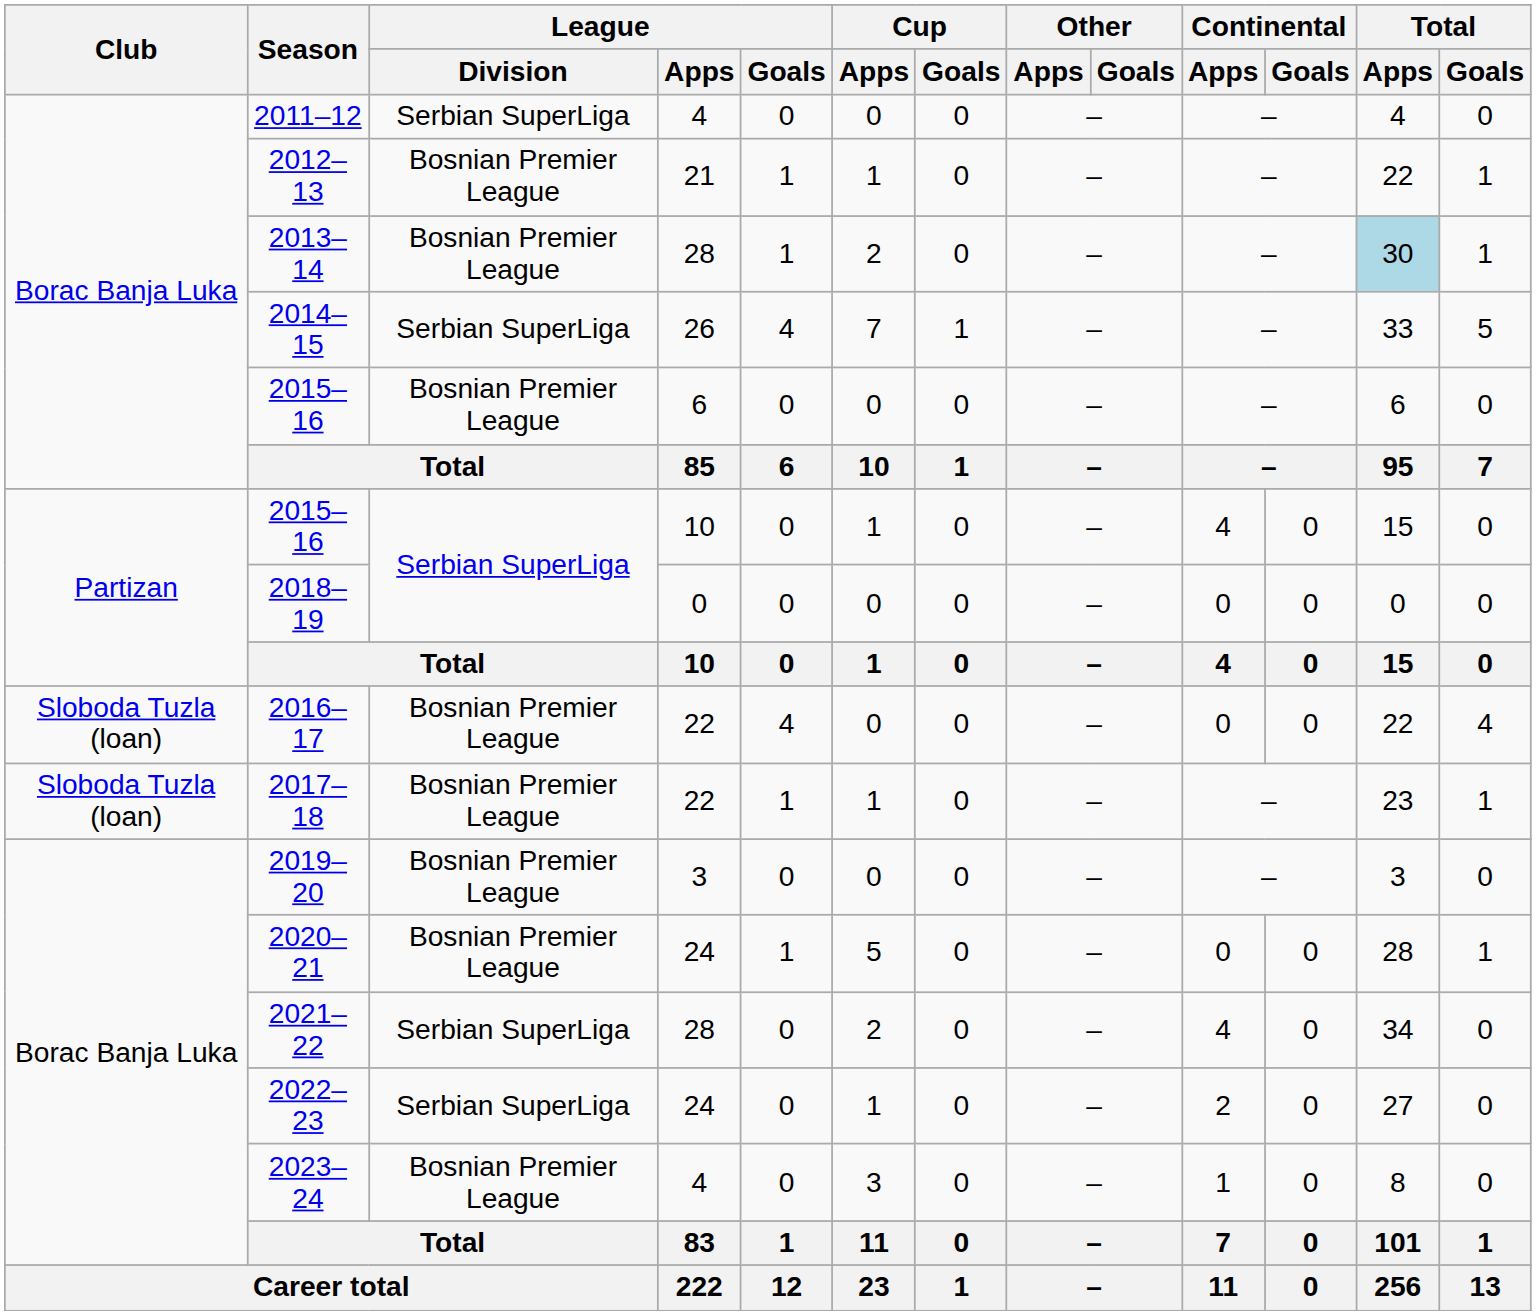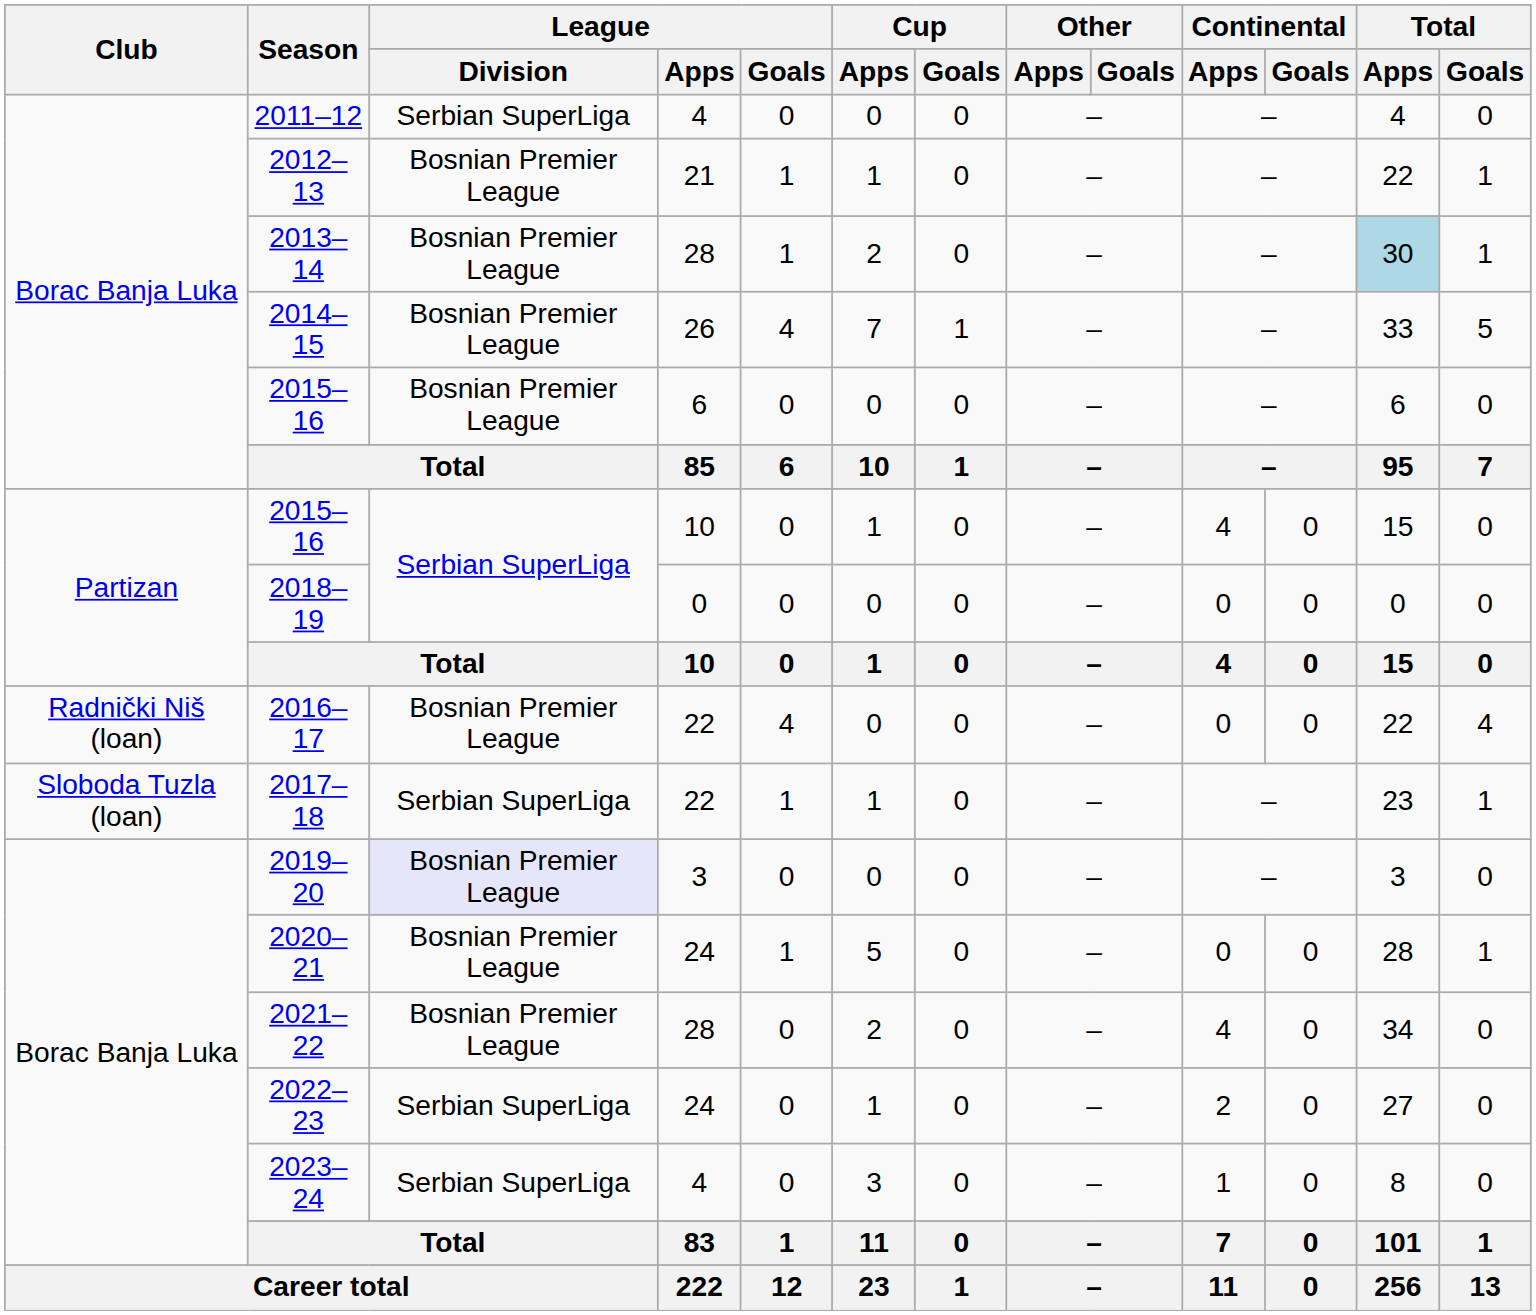(513, 329) Serbian SuperLiga -> (513, 329) Bosnian Premier League
(126, 724) Sloboda Tuzla (loan) -> (126, 724) Radnički Niš (loan)
(513, 800) Bosnian Premier League -> (513, 800) Serbian SuperLiga
(513, 876) no background -> (513, 876) lavender background
(513, 1029) Serbian SuperLiga -> (513, 1029) Bosnian Premier League
(513, 1182) Bosnian Premier League -> (513, 1182) Serbian SuperLiga
